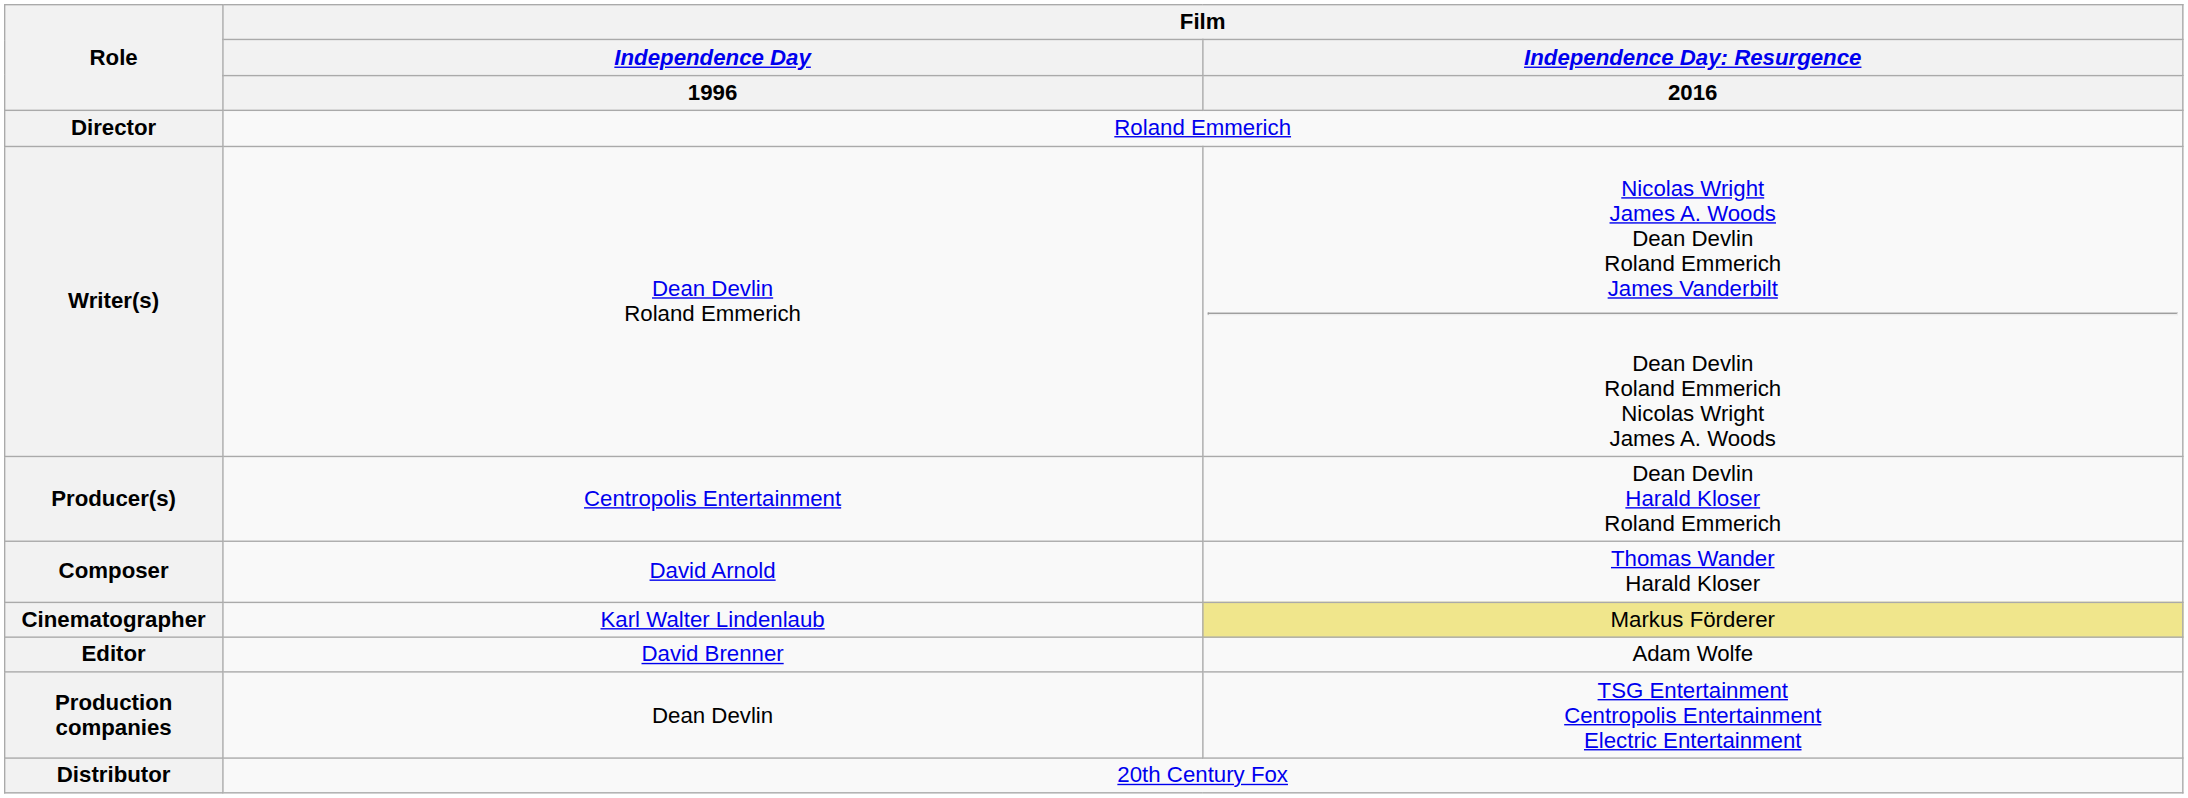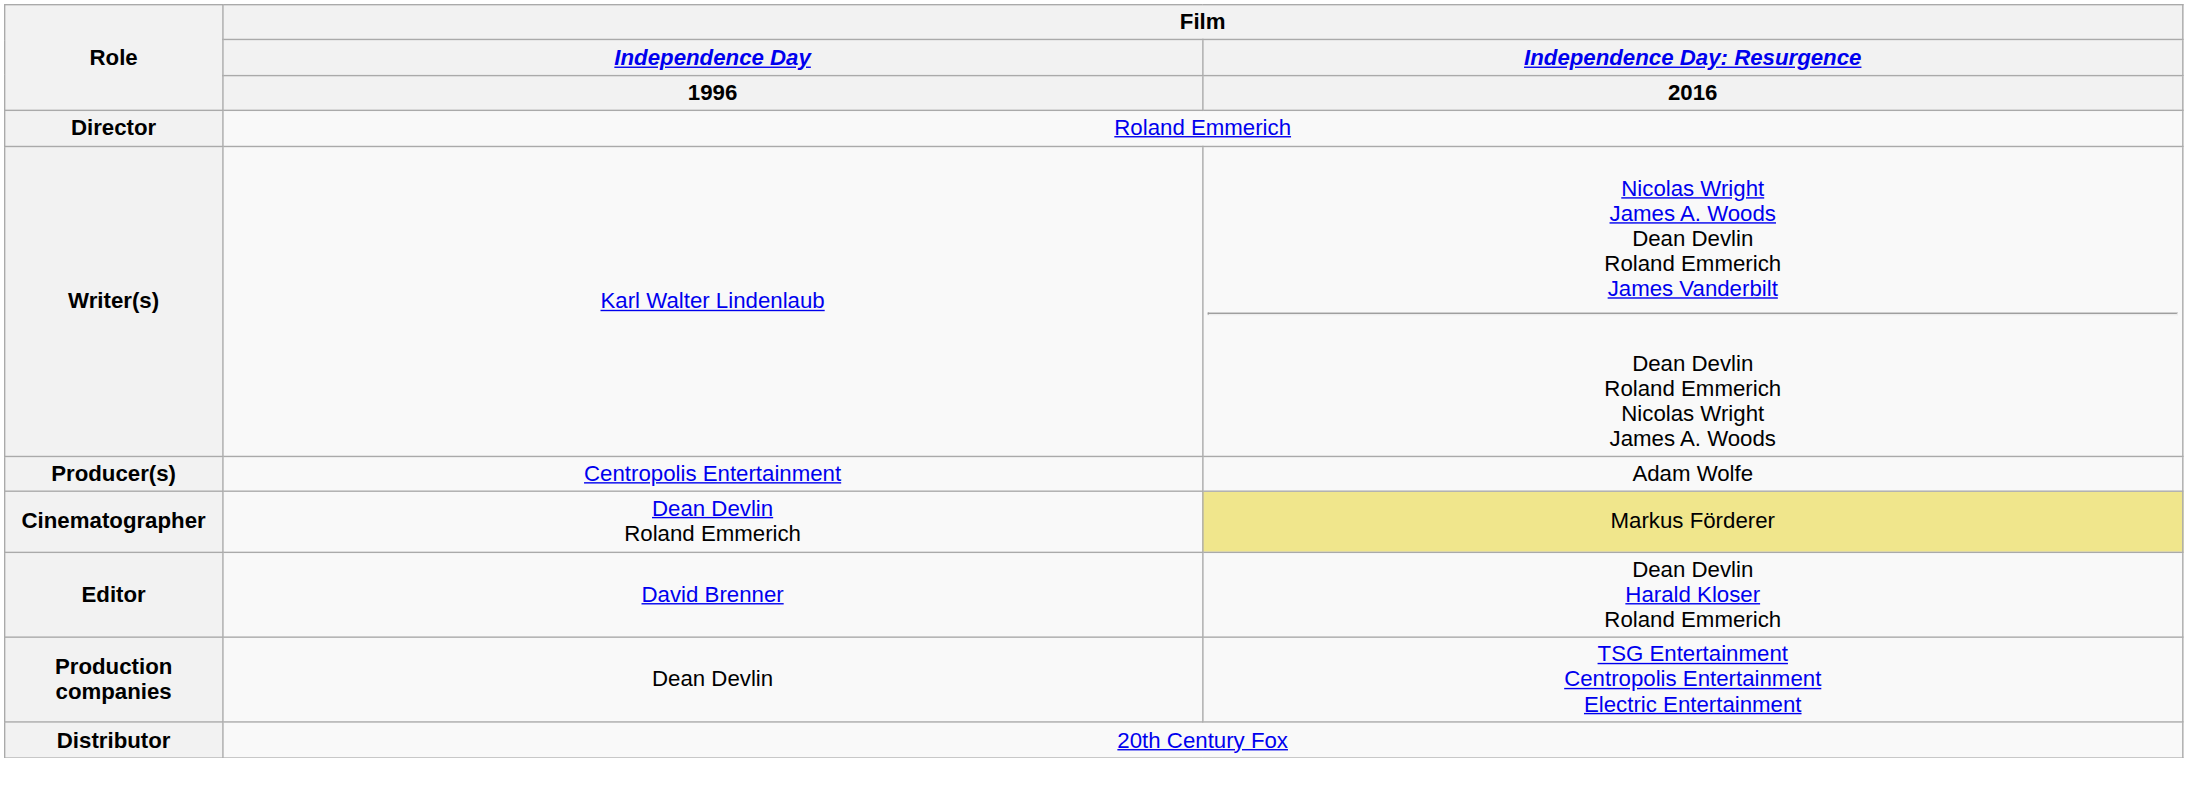(713, 300) Dean Devlin Roland Emmerich -> (713, 300) Karl Walter Lindenlaub
(1693, 498) Dean Devlin Harald Kloser Roland Emmerich -> (1693, 473) Adam Wolfe
- row: (114, 571)
(713, 619) Karl Walter Lindenlaub -> (713, 521) Dean Devlin Roland Emmerich
(1693, 654) Adam Wolfe -> (1693, 594) Dean Devlin Harald Kloser Roland Emmerich
